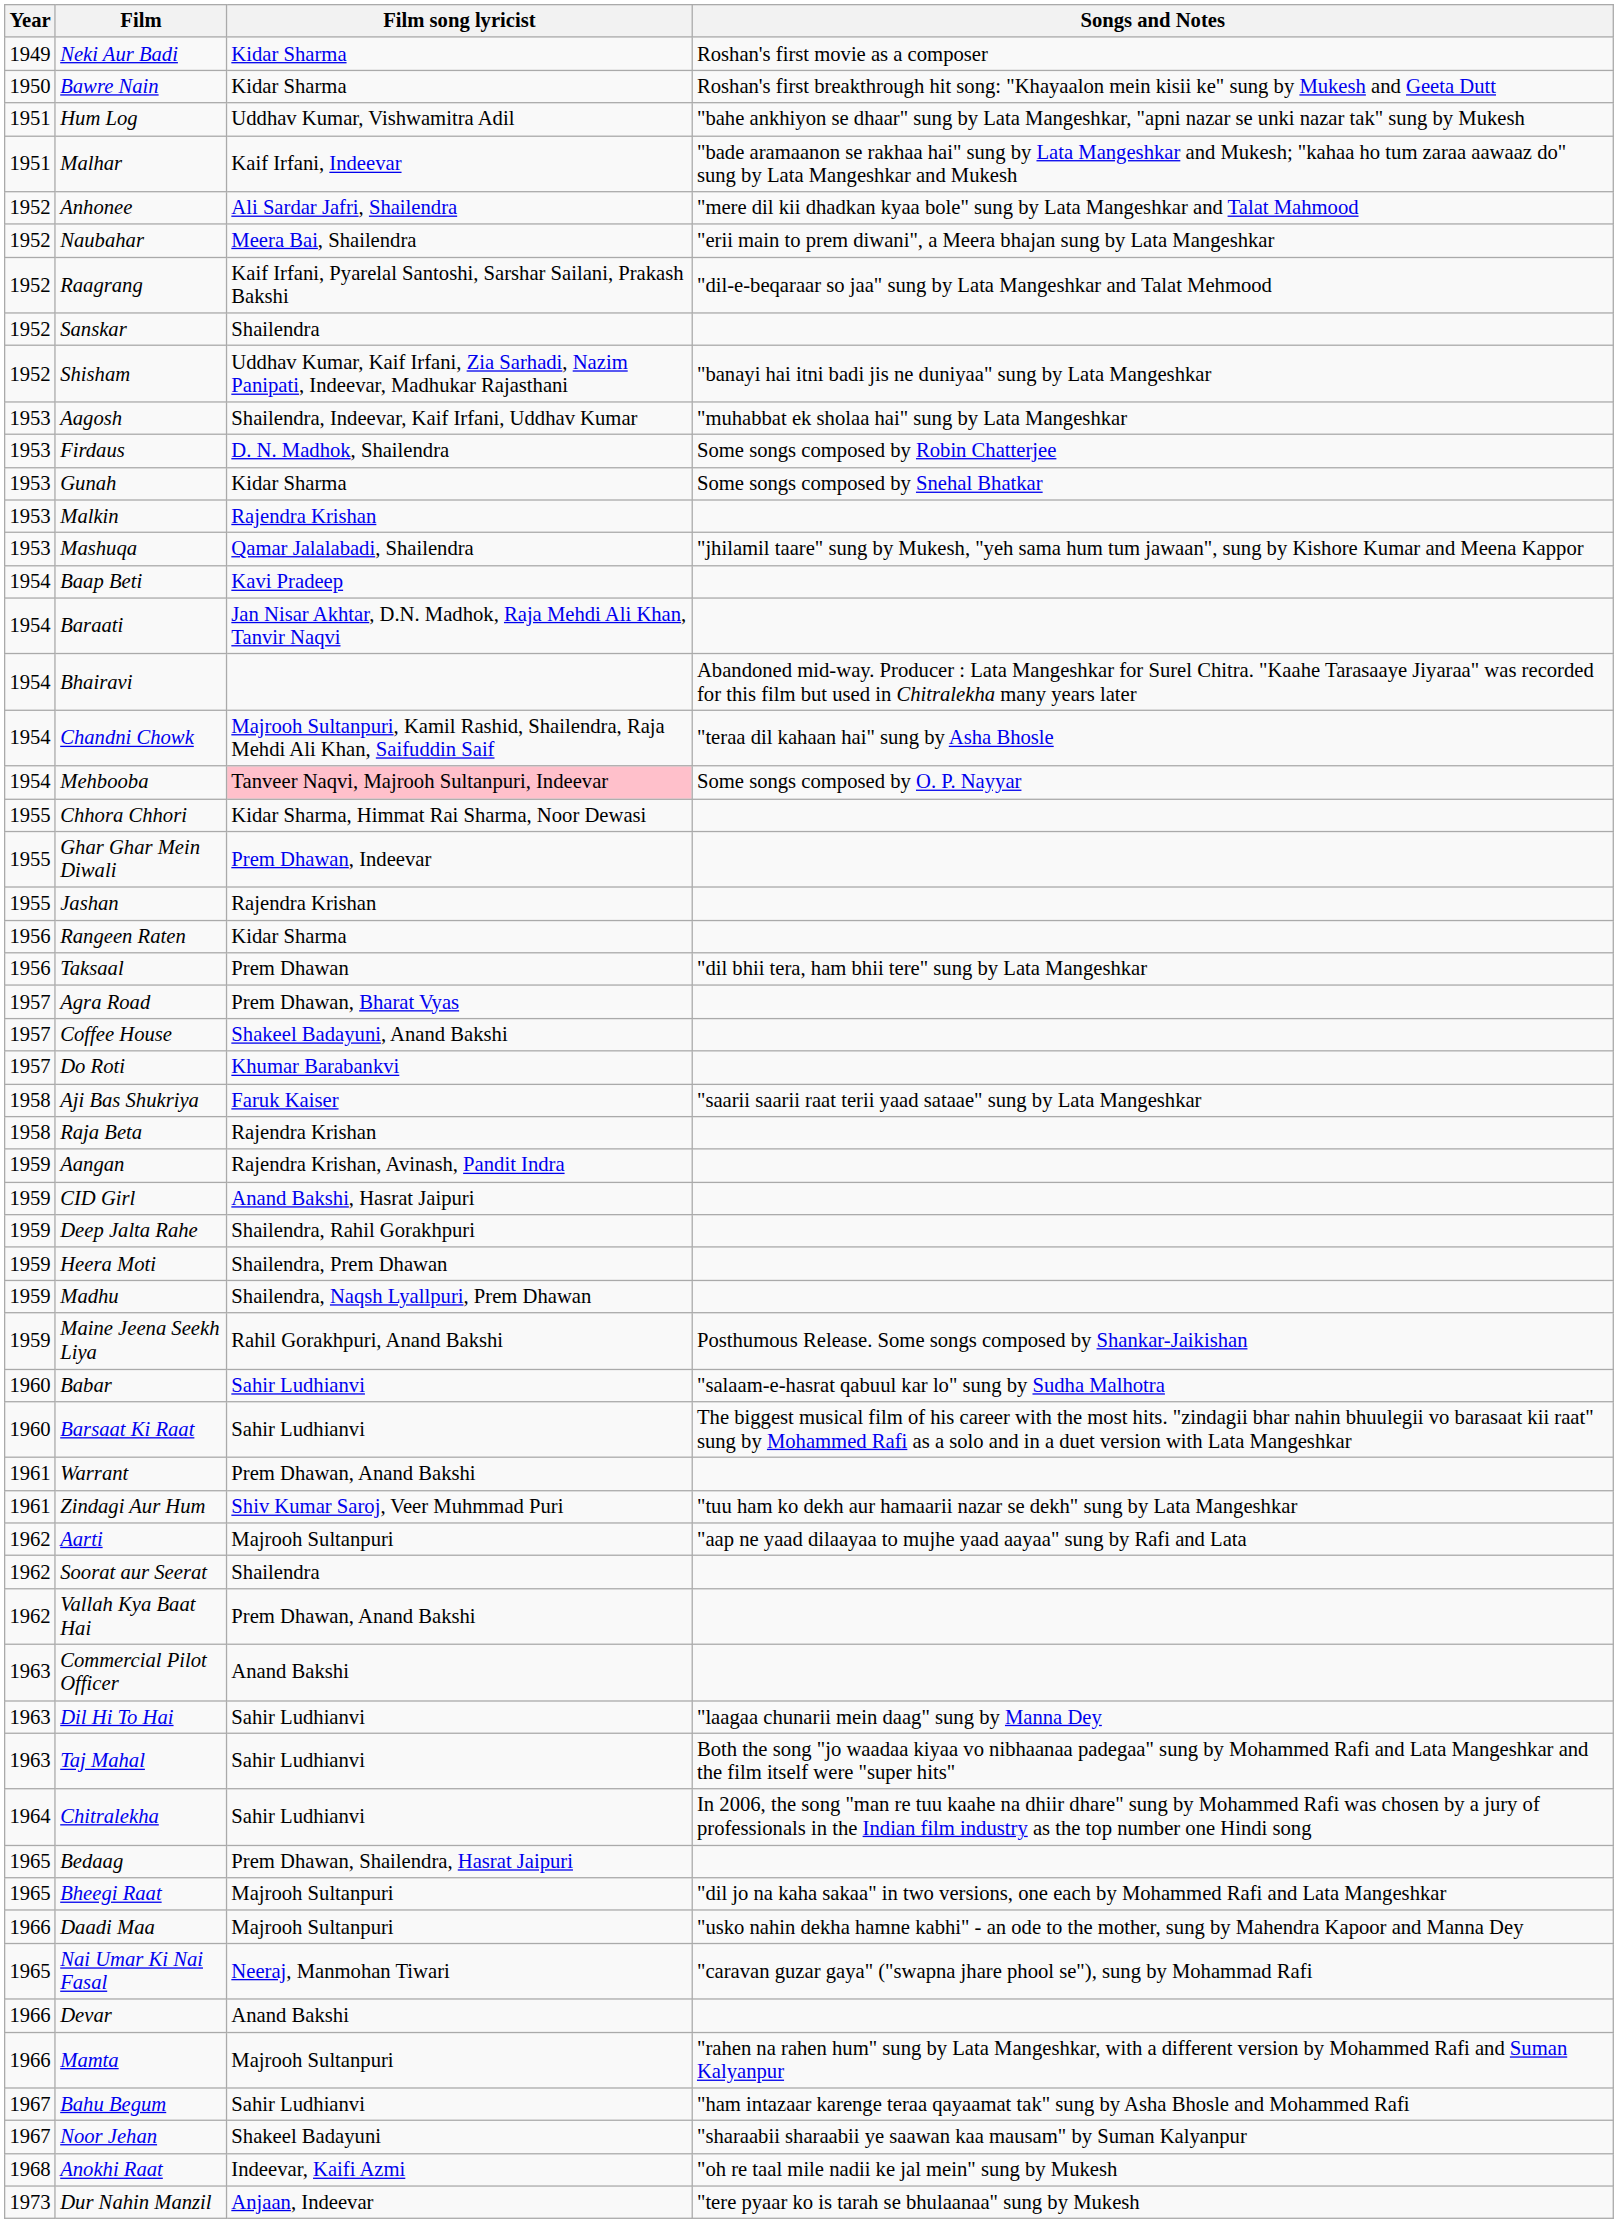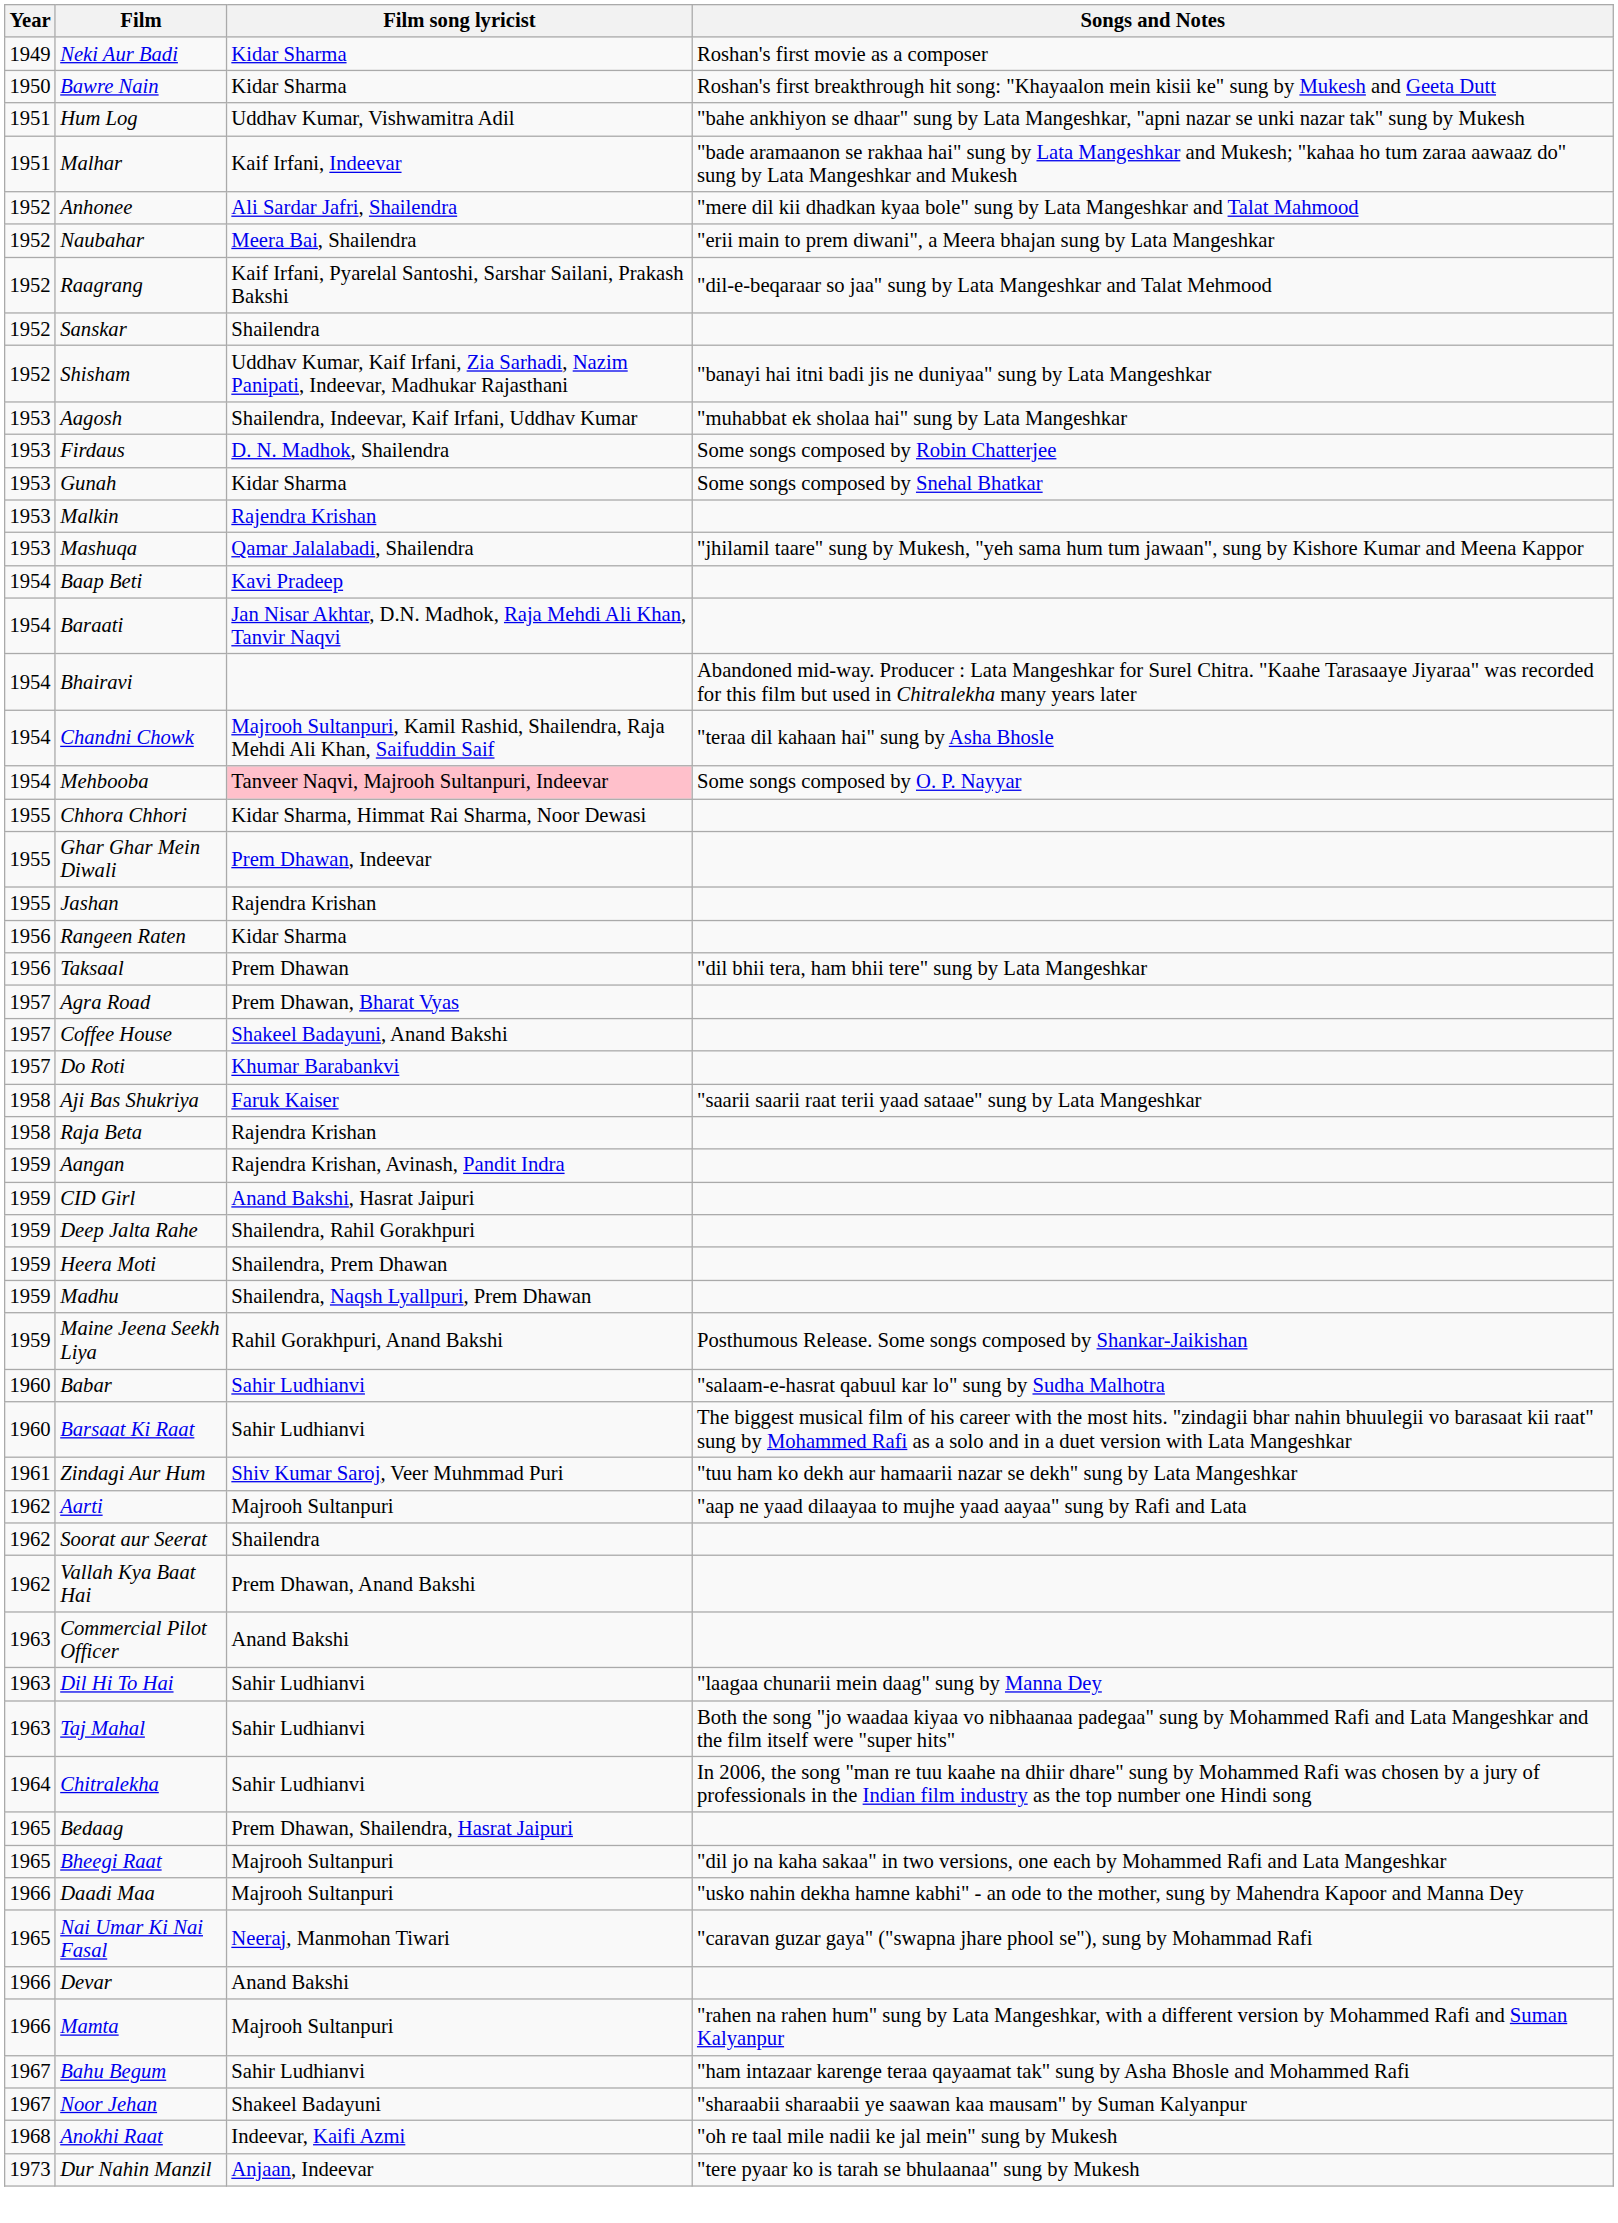- row: (94, 1473)
